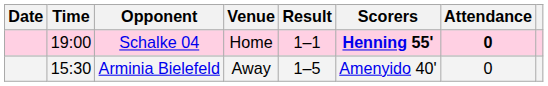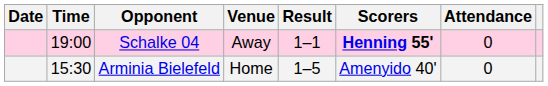(251, 42) Home -> (251, 42) Away
(488, 42) bold -> (488, 42) normal
(251, 68) Away -> (251, 68) Home
